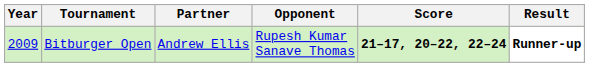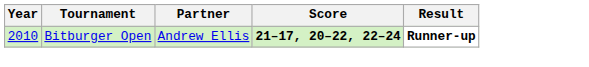- column: (305, 15)
(23, 44) 2009 -> (23, 36) 2010
